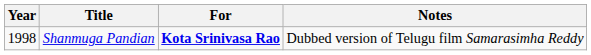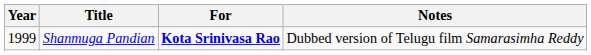(22, 38) 1998 -> (22, 38) 1999
